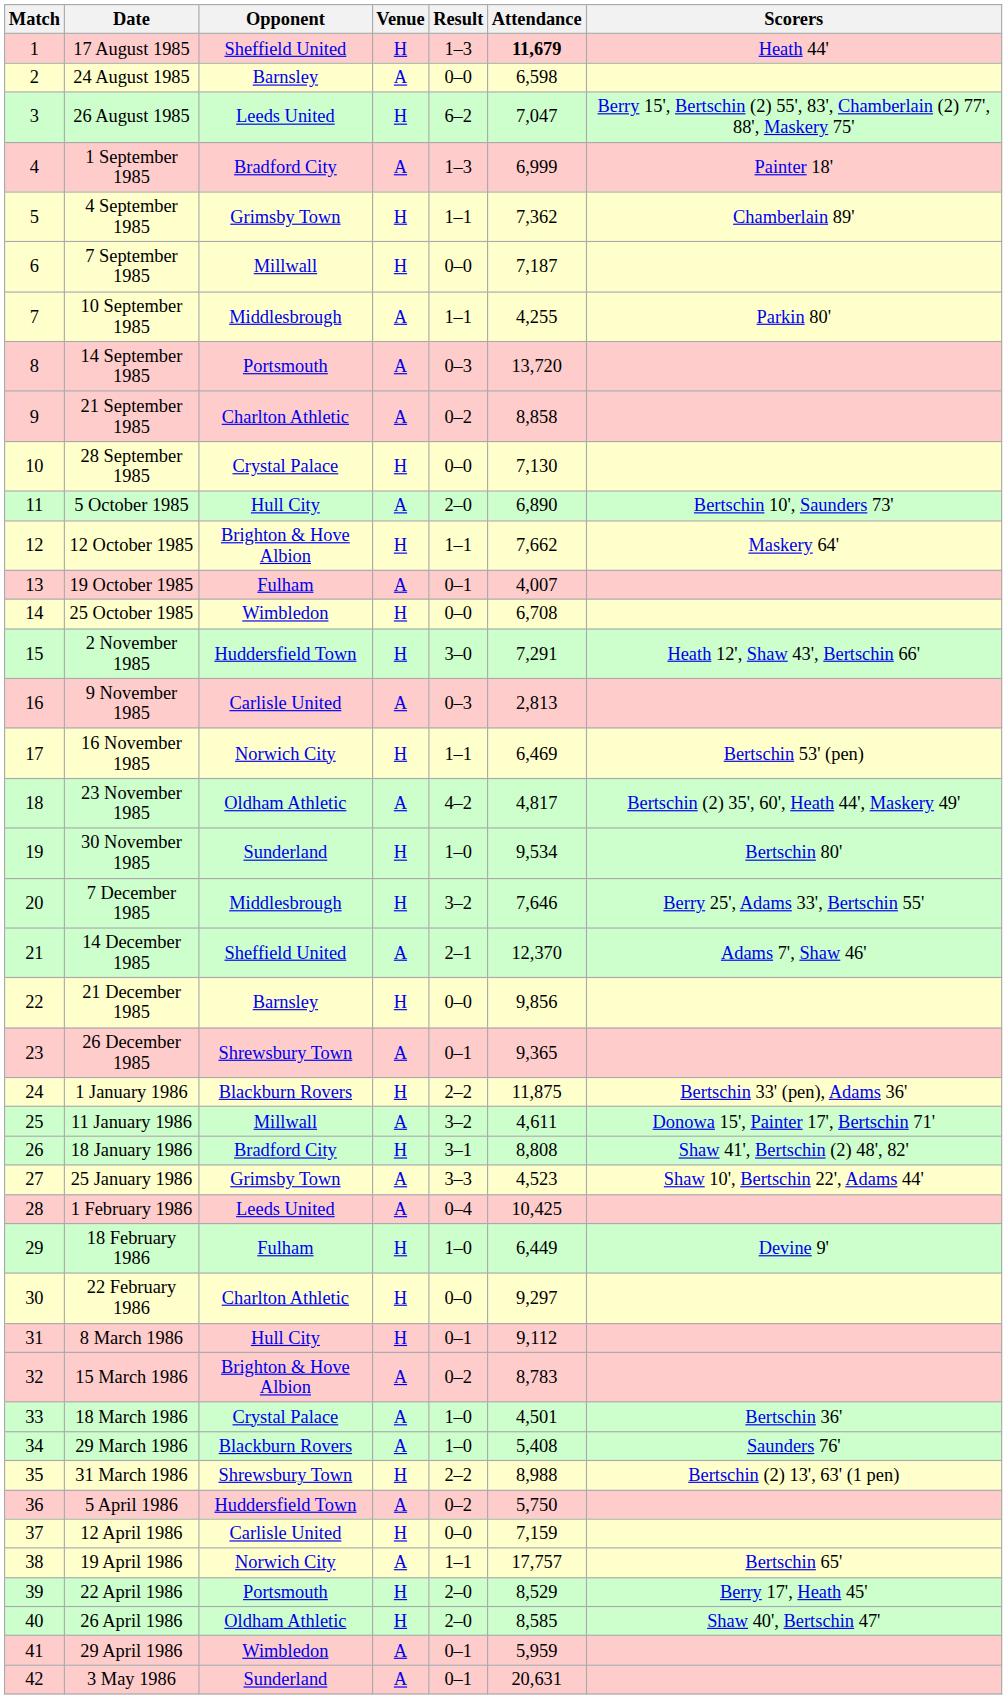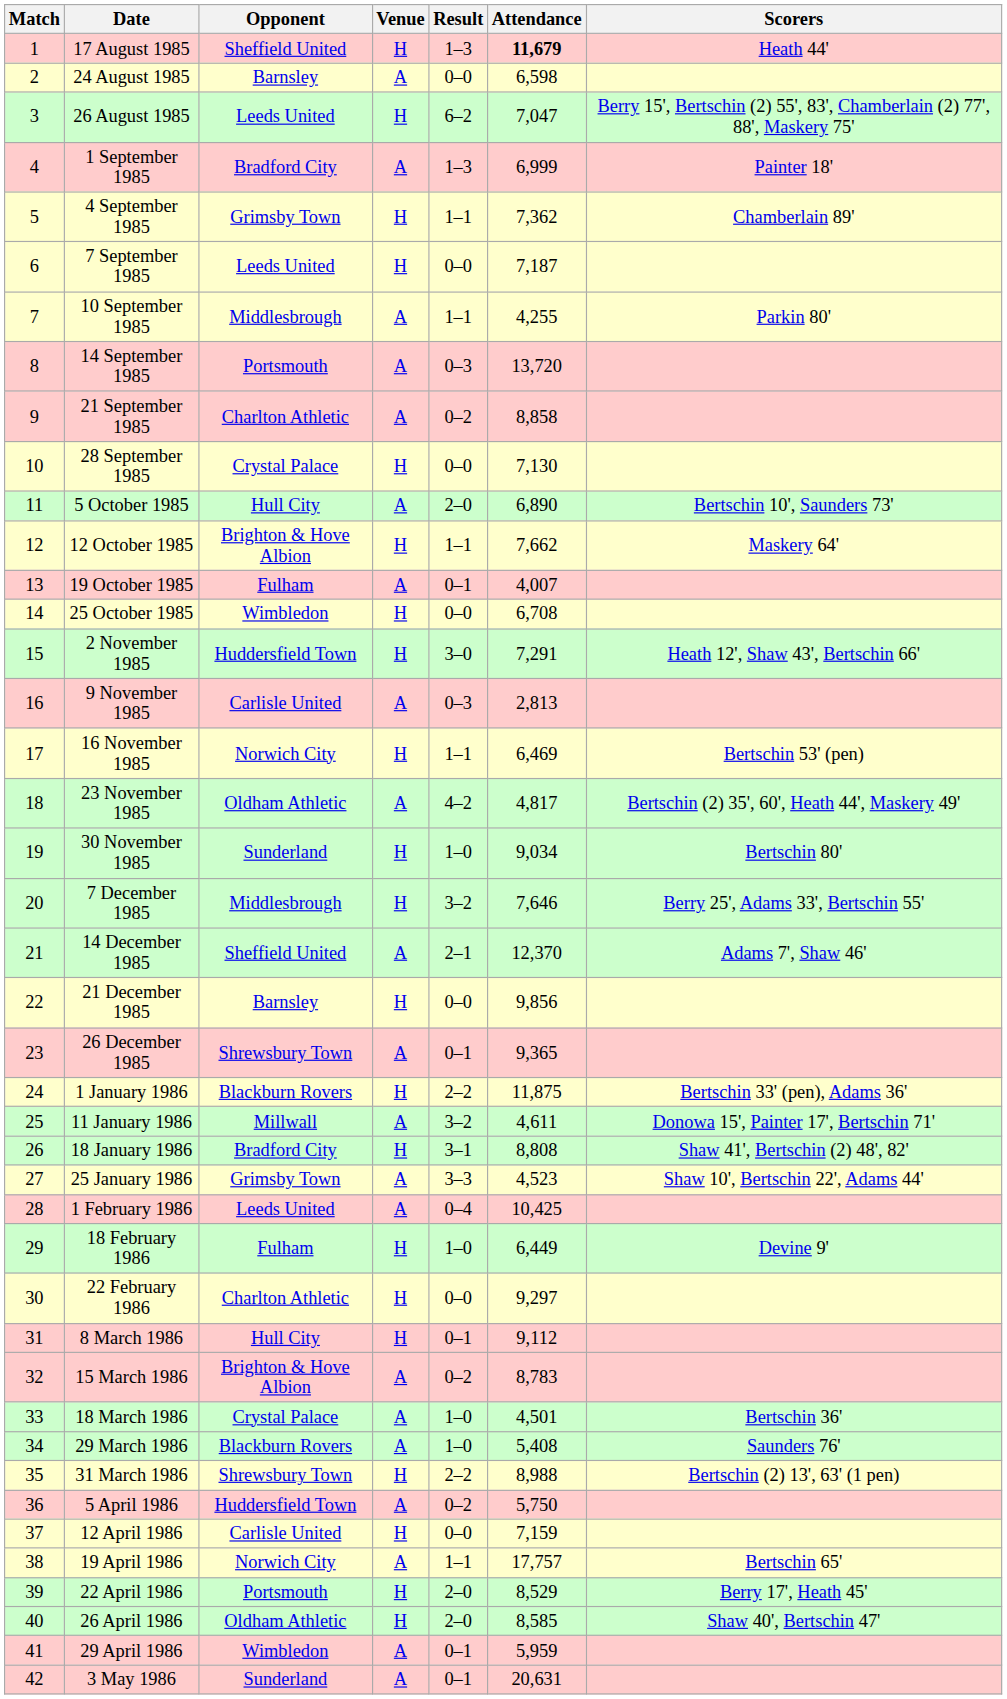(285, 266) Millwall -> (285, 266) Leeds United
(537, 852) 9,534 -> (537, 852) 9,034
